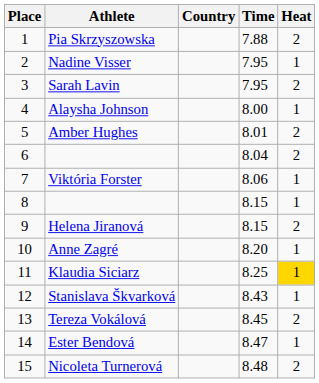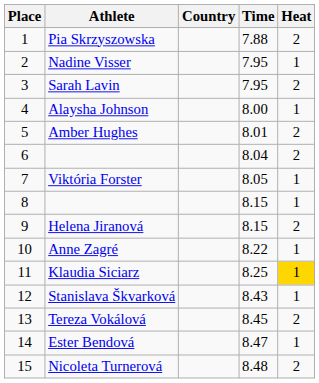(255, 179) 8.06 -> (255, 179) 8.05
(255, 249) 8.20 -> (255, 249) 8.22
